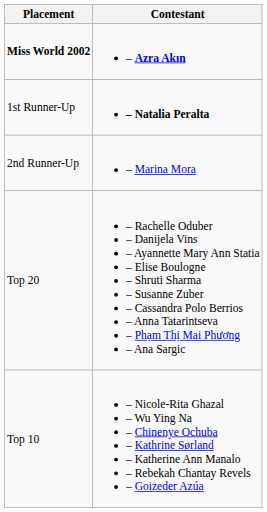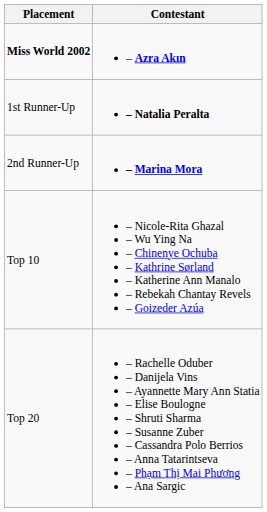(178, 170) normal -> (178, 170) bold
rows swapped: (23, 439) <-> (23, 280)
